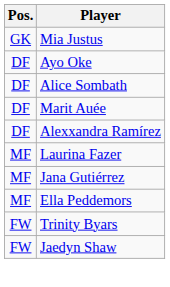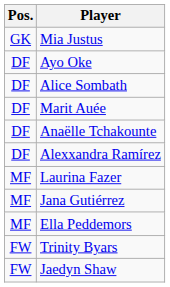+ row: (98, 131)
